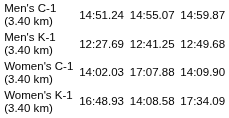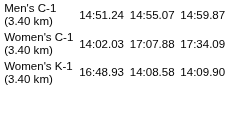- row: (30, 44)
(203, 72) 14:09.90 -> (203, 44) 17:34.09
(203, 101) 17:34.09 -> (203, 72) 14:09.90
